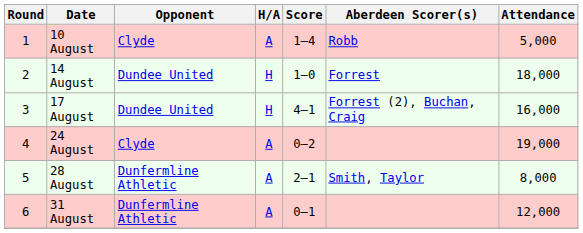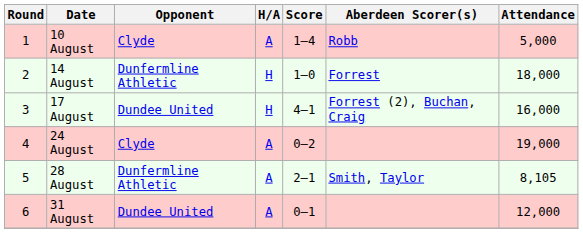(166, 75) Dundee United -> (158, 75) Dunfermline Athletic
(538, 177) 8,000 -> (538, 177) 8,105
(158, 211) Dunfermline Athletic -> (166, 211) Dundee United
